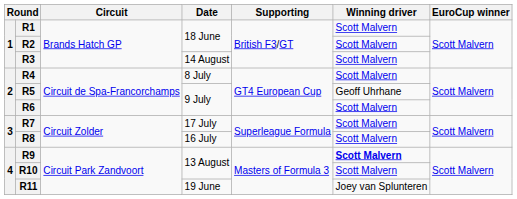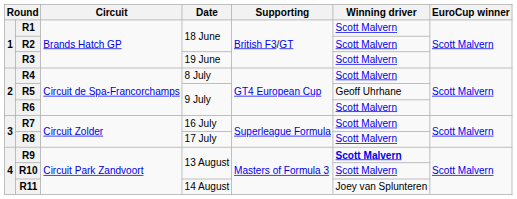(207, 59) 14 August -> (202, 59) 19 June
(200, 123) 17 July -> (200, 123) 16 July
(200, 139) 16 July -> (200, 139) 17 July
(202, 186) 19 June -> (207, 186) 14 August
